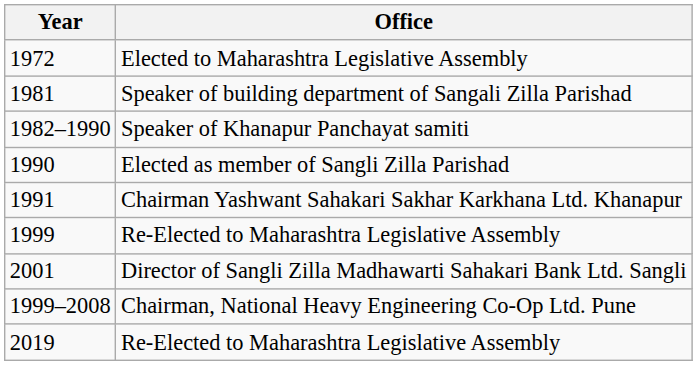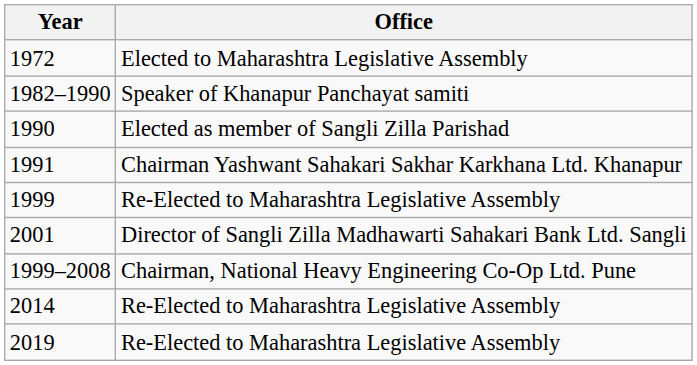- row: (32, 93)
+ row: (32, 306)
